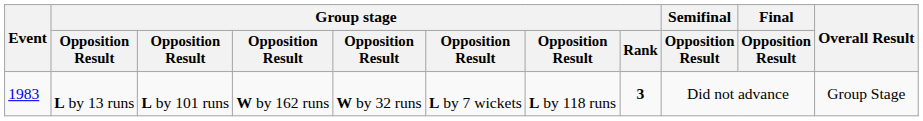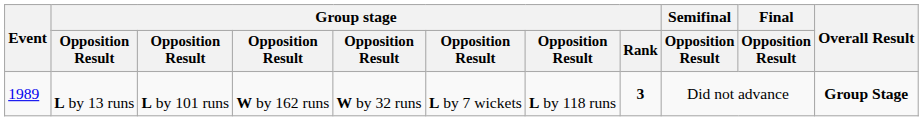(24, 94) 1983 -> (24, 94) 1989
(866, 94) normal -> (866, 94) bold
